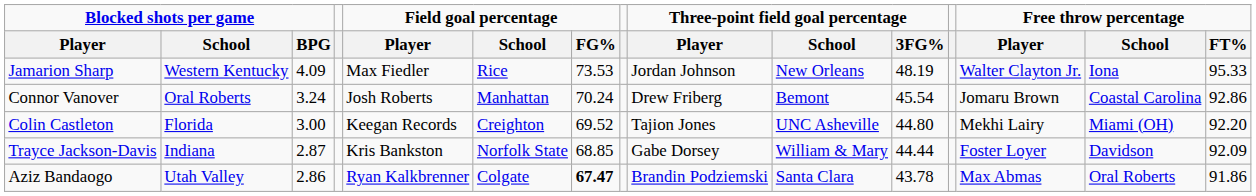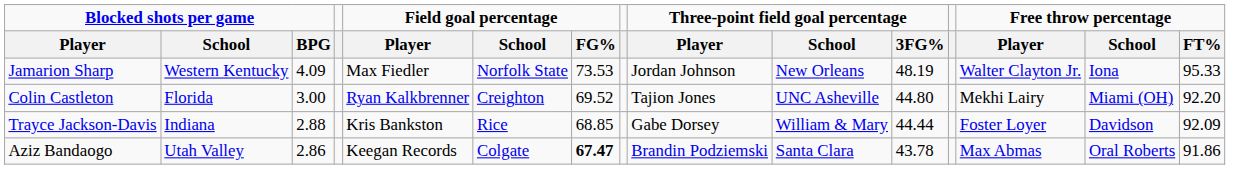(492, 71) Rice -> (522, 71) Norfolk State
- row: (64, 97)
(402, 124) Keegan Records -> (408, 97) Ryan Kalkbrenner
(311, 151) 2.87 -> (311, 124) 2.88
(522, 151) Norfolk State -> (492, 124) Rice
(408, 177) Ryan Kalkbrenner -> (402, 151) Keegan Records
